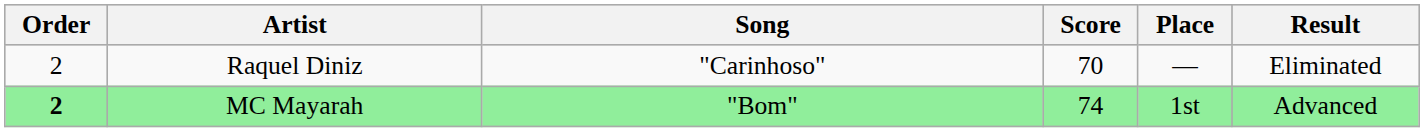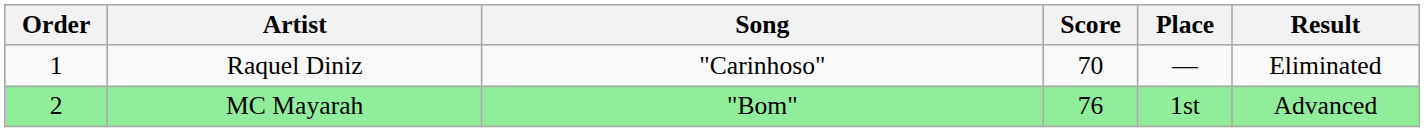(56, 65) 2 -> (56, 65) 1
(56, 106) bold -> (56, 106) normal
(1091, 106) 74 -> (1091, 106) 76
